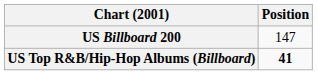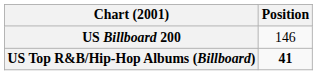(285, 37) 147 -> (285, 37) 146
